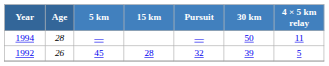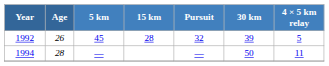rows swapped: (25, 53) <-> (25, 38)
